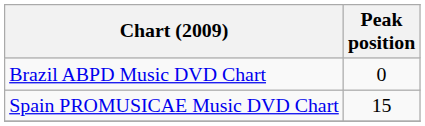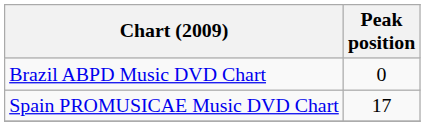(382, 105) 15 -> (382, 105) 17
